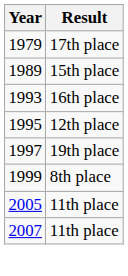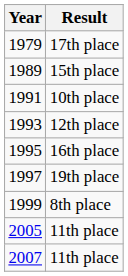+ row: (25, 97)
(84, 97) 16th place -> (84, 124) 12th place
(84, 124) 12th place -> (84, 151) 16th place
